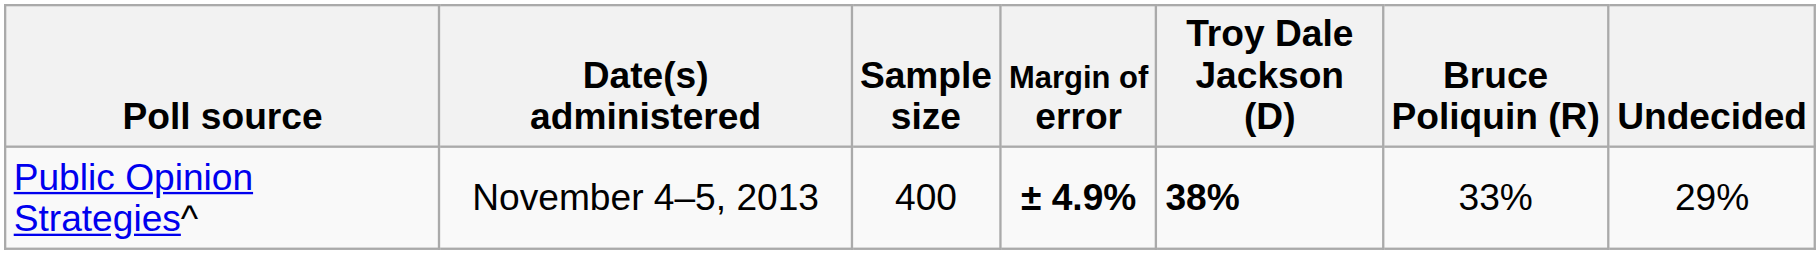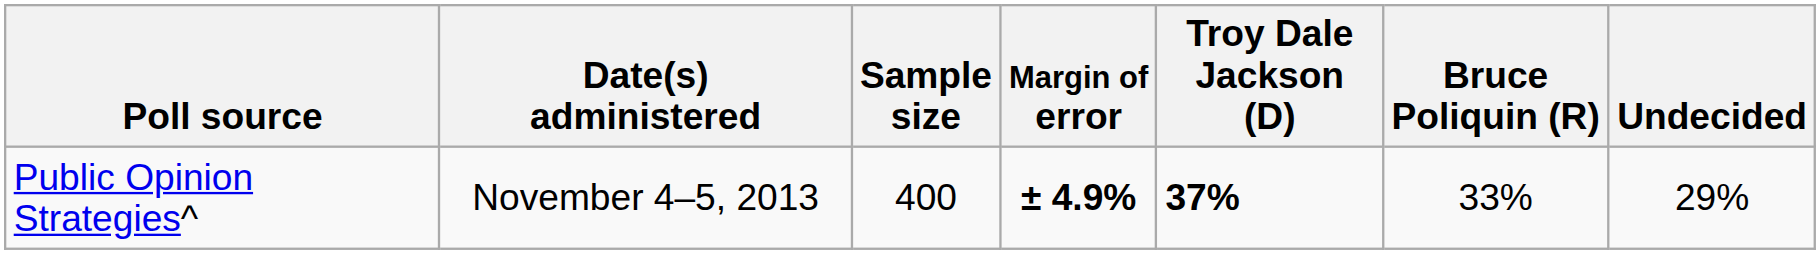(1203, 197) 38% -> (1203, 197) 37%
